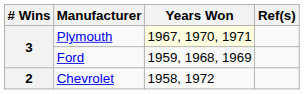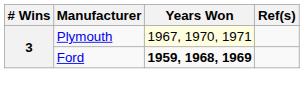(200, 58) normal -> (200, 58) bold
- row: (85, 79)
